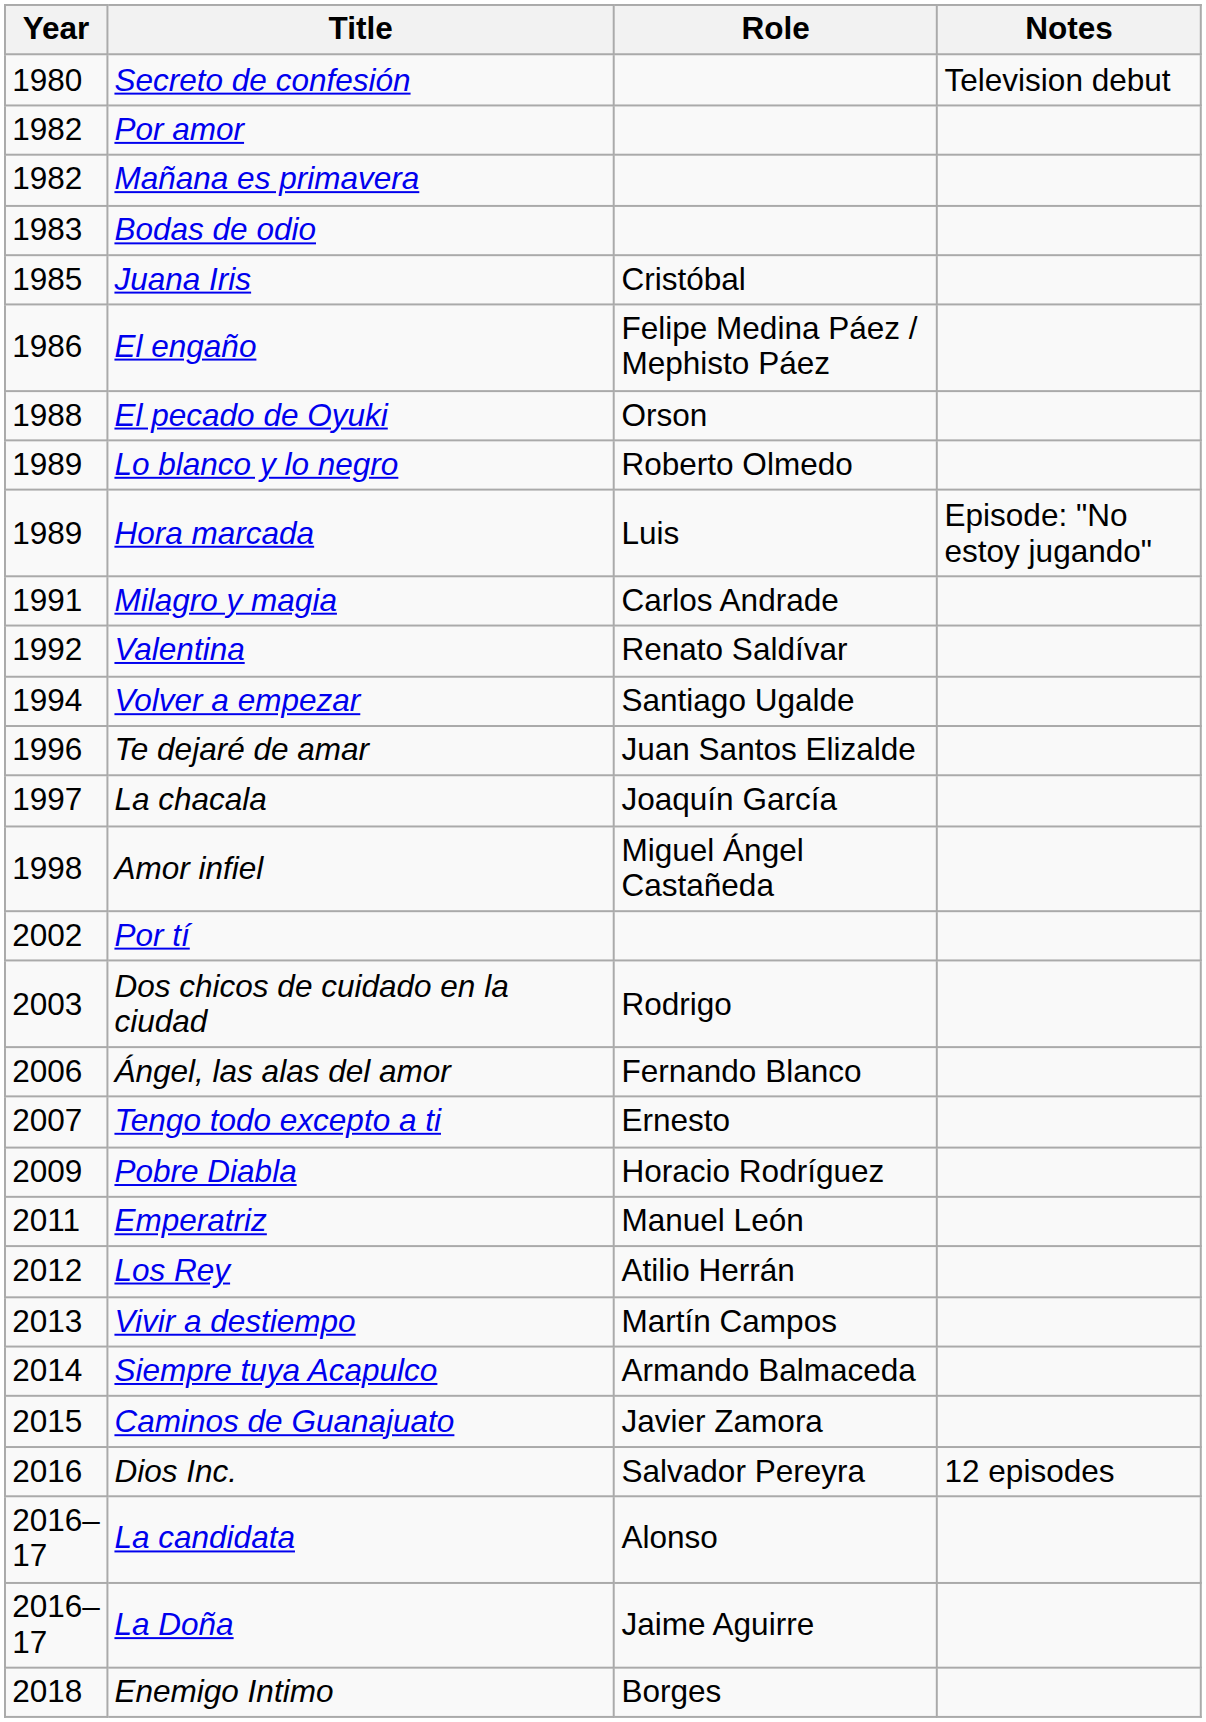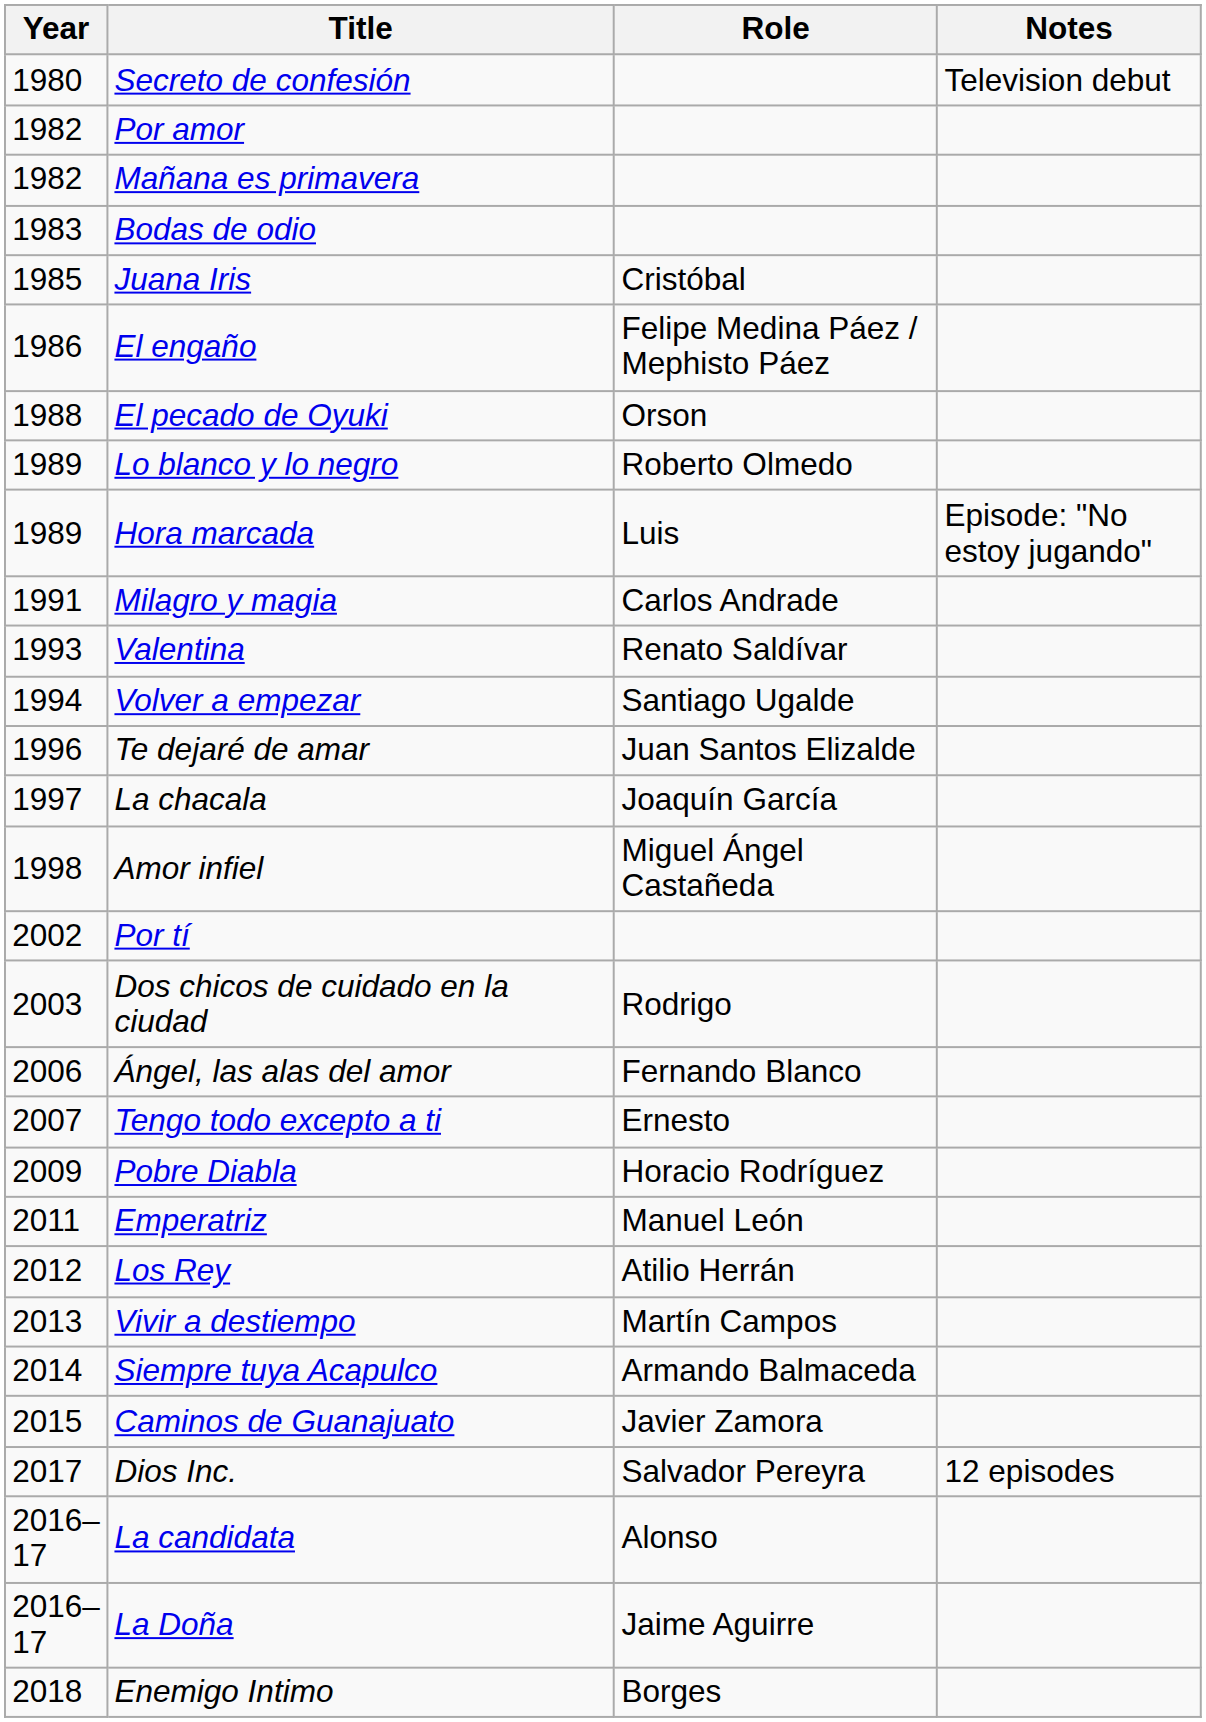(47, 650) 1992 -> (47, 650) 1993
(47, 1471) 2016 -> (47, 1471) 2017
